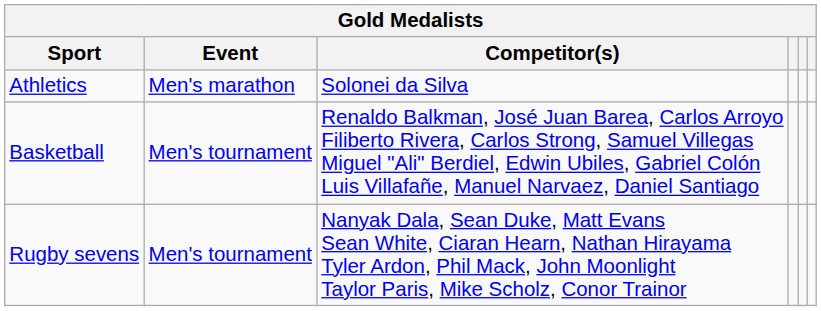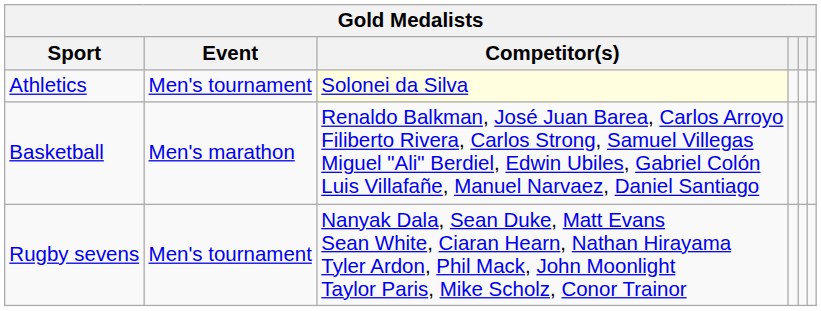(222, 85) Men's marathon -> (230, 85) Men's tournament
(395, 85) no background -> (395, 85) lightyellow background
(230, 152) Men's tournament -> (222, 152) Men's marathon
